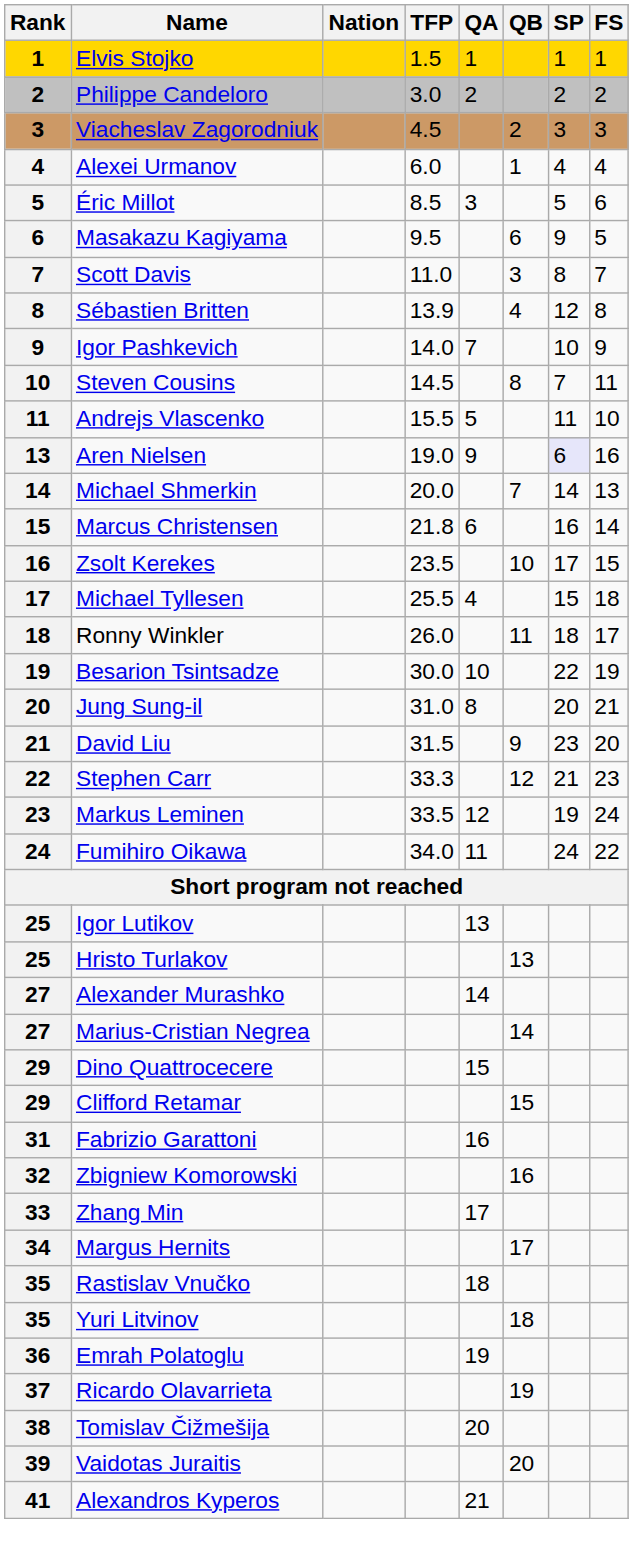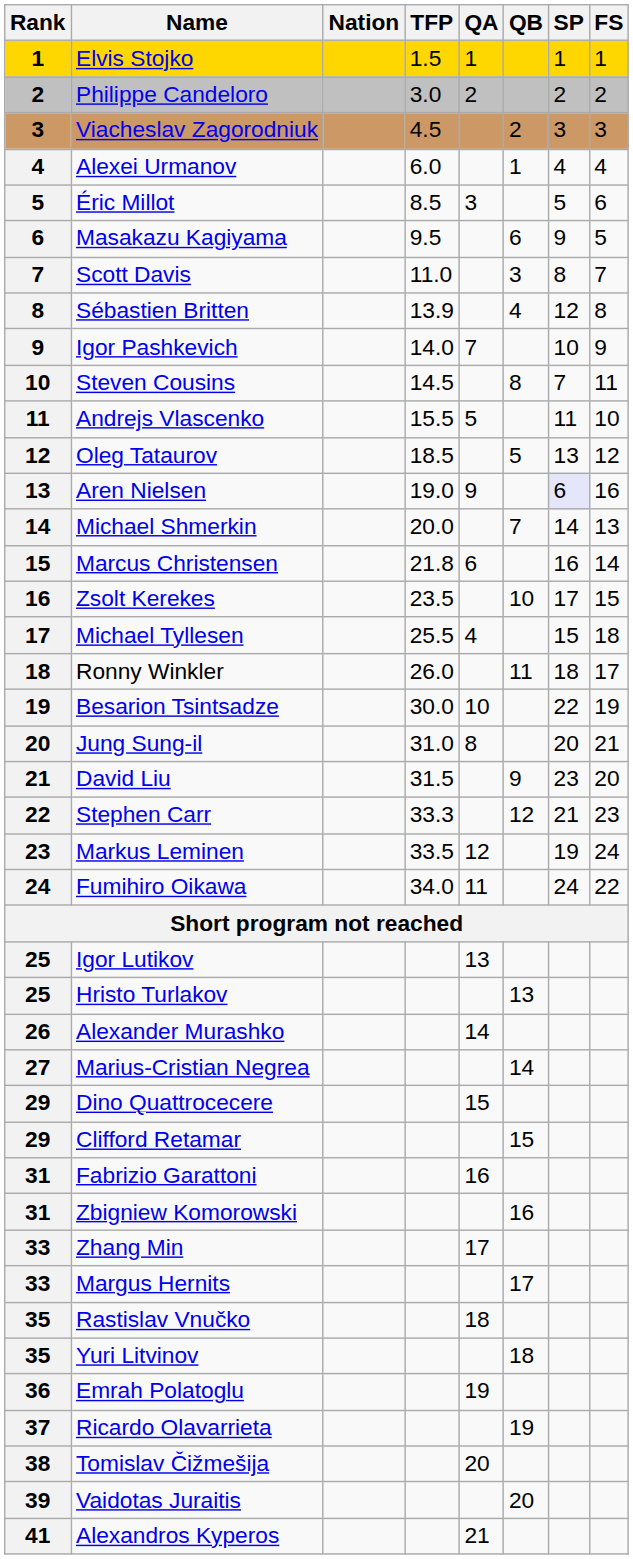+ row: (146, 454)
(38, 995) 27 -> (38, 1031) 26
(38, 1175) 32 -> (38, 1211) 31
(38, 1247) 34 -> (38, 1283) 33
